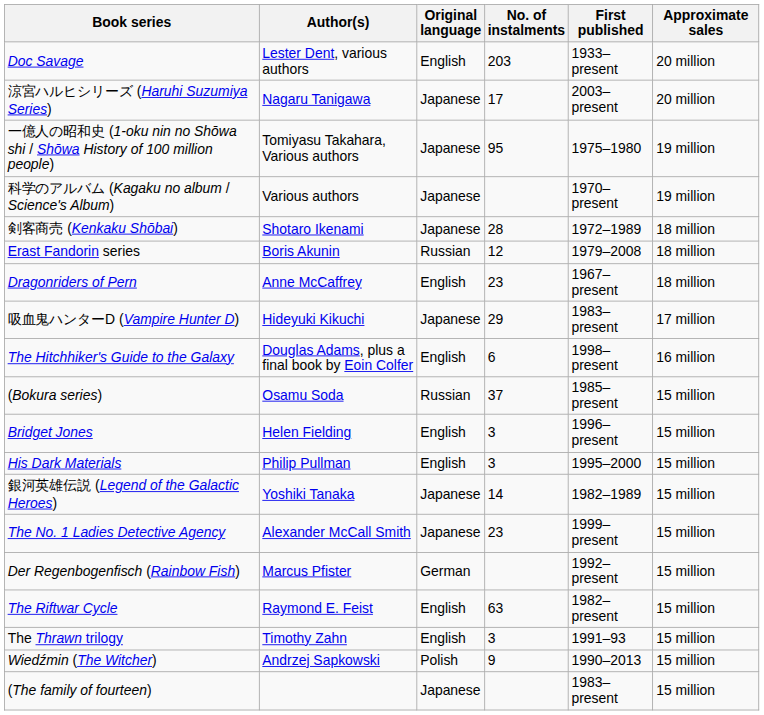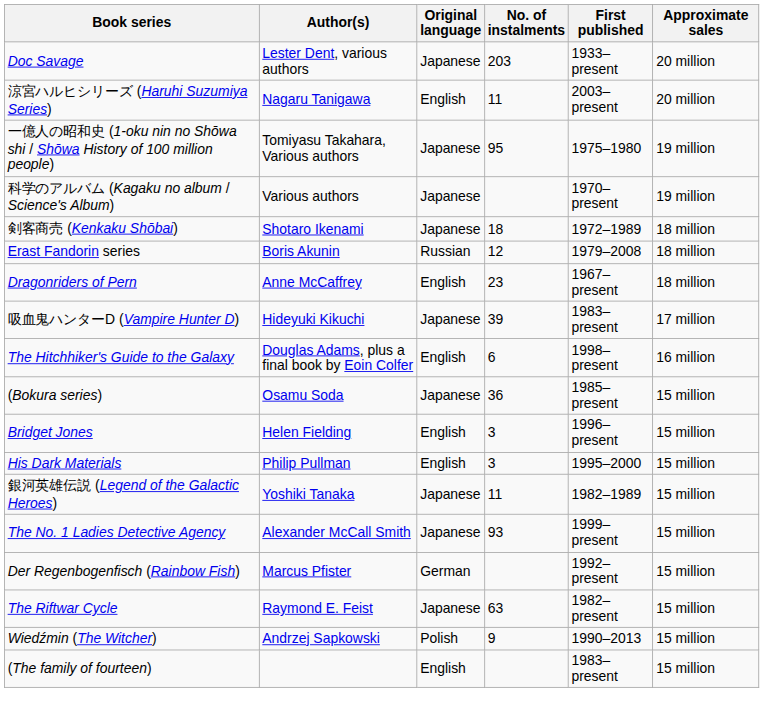(443, 61) English -> (450, 61) Japanese
(450, 100) Japanese -> (443, 100) English
(495, 100) 17 -> (495, 100) 11
(495, 229) 28 -> (495, 229) 18
(495, 320) 29 -> (495, 320) 39
(445, 395) Russian -> (450, 395) Japanese
(495, 395) 37 -> (495, 395) 36
(495, 494) 14 -> (495, 494) 11
(495, 533) 23 -> (495, 533) 93
(443, 608) English -> (450, 608) Japanese
- row: (65, 638)
(450, 690) Japanese -> (443, 668) English
